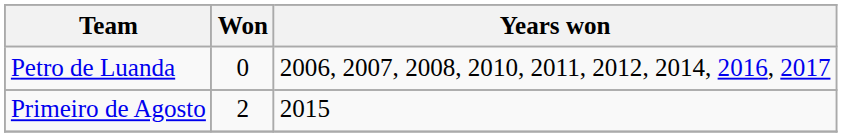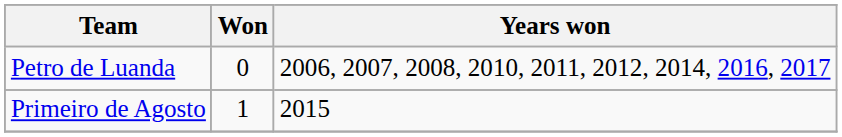(243, 110) 2 -> (243, 110) 1
